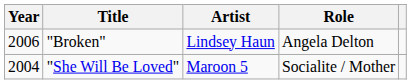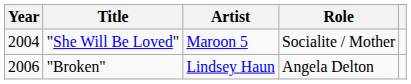rows swapped: (113, 66) <-> (76, 41)
